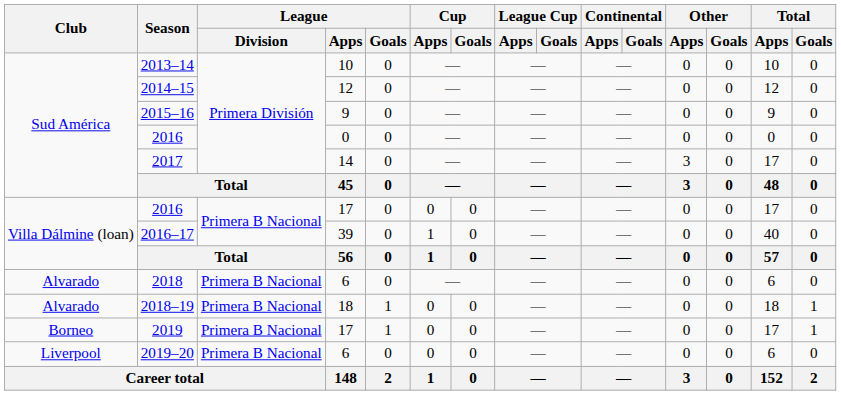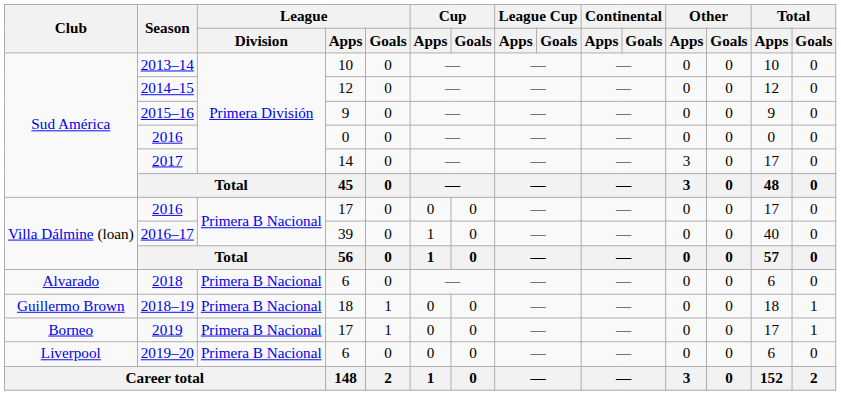(71, 305) Alvarado -> (71, 305) Guillermo Brown
